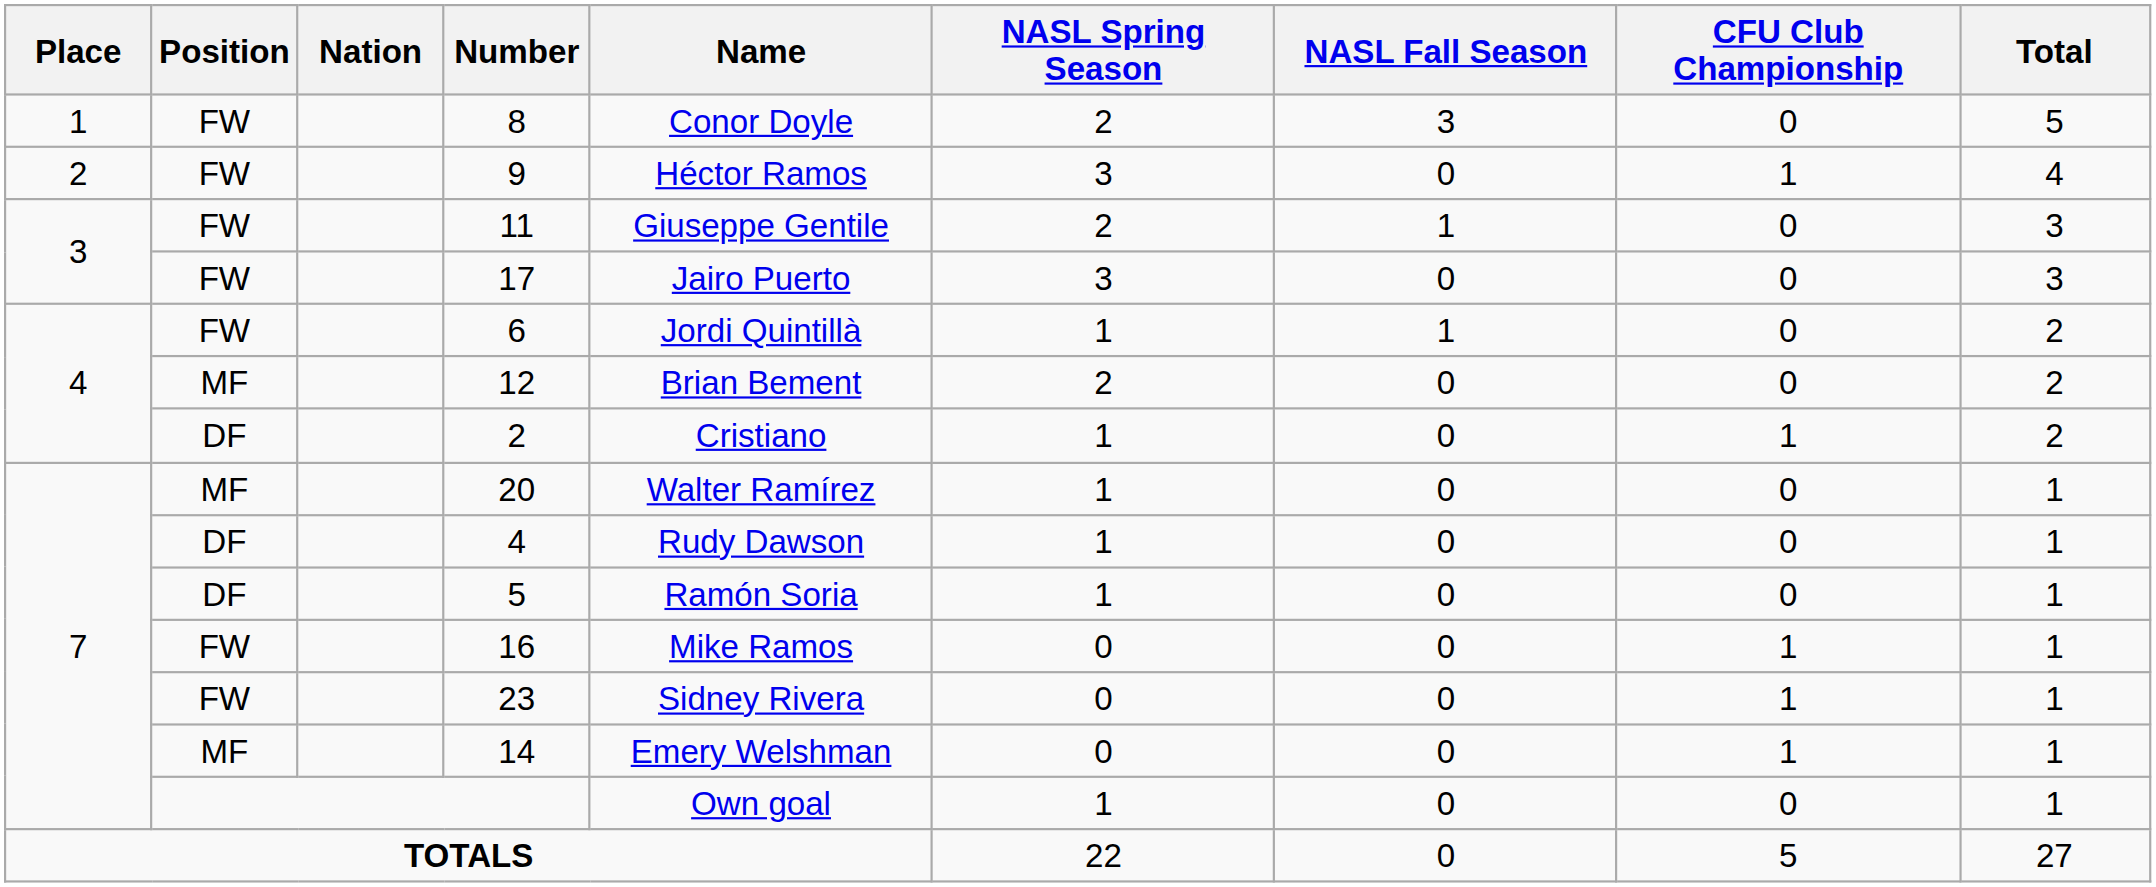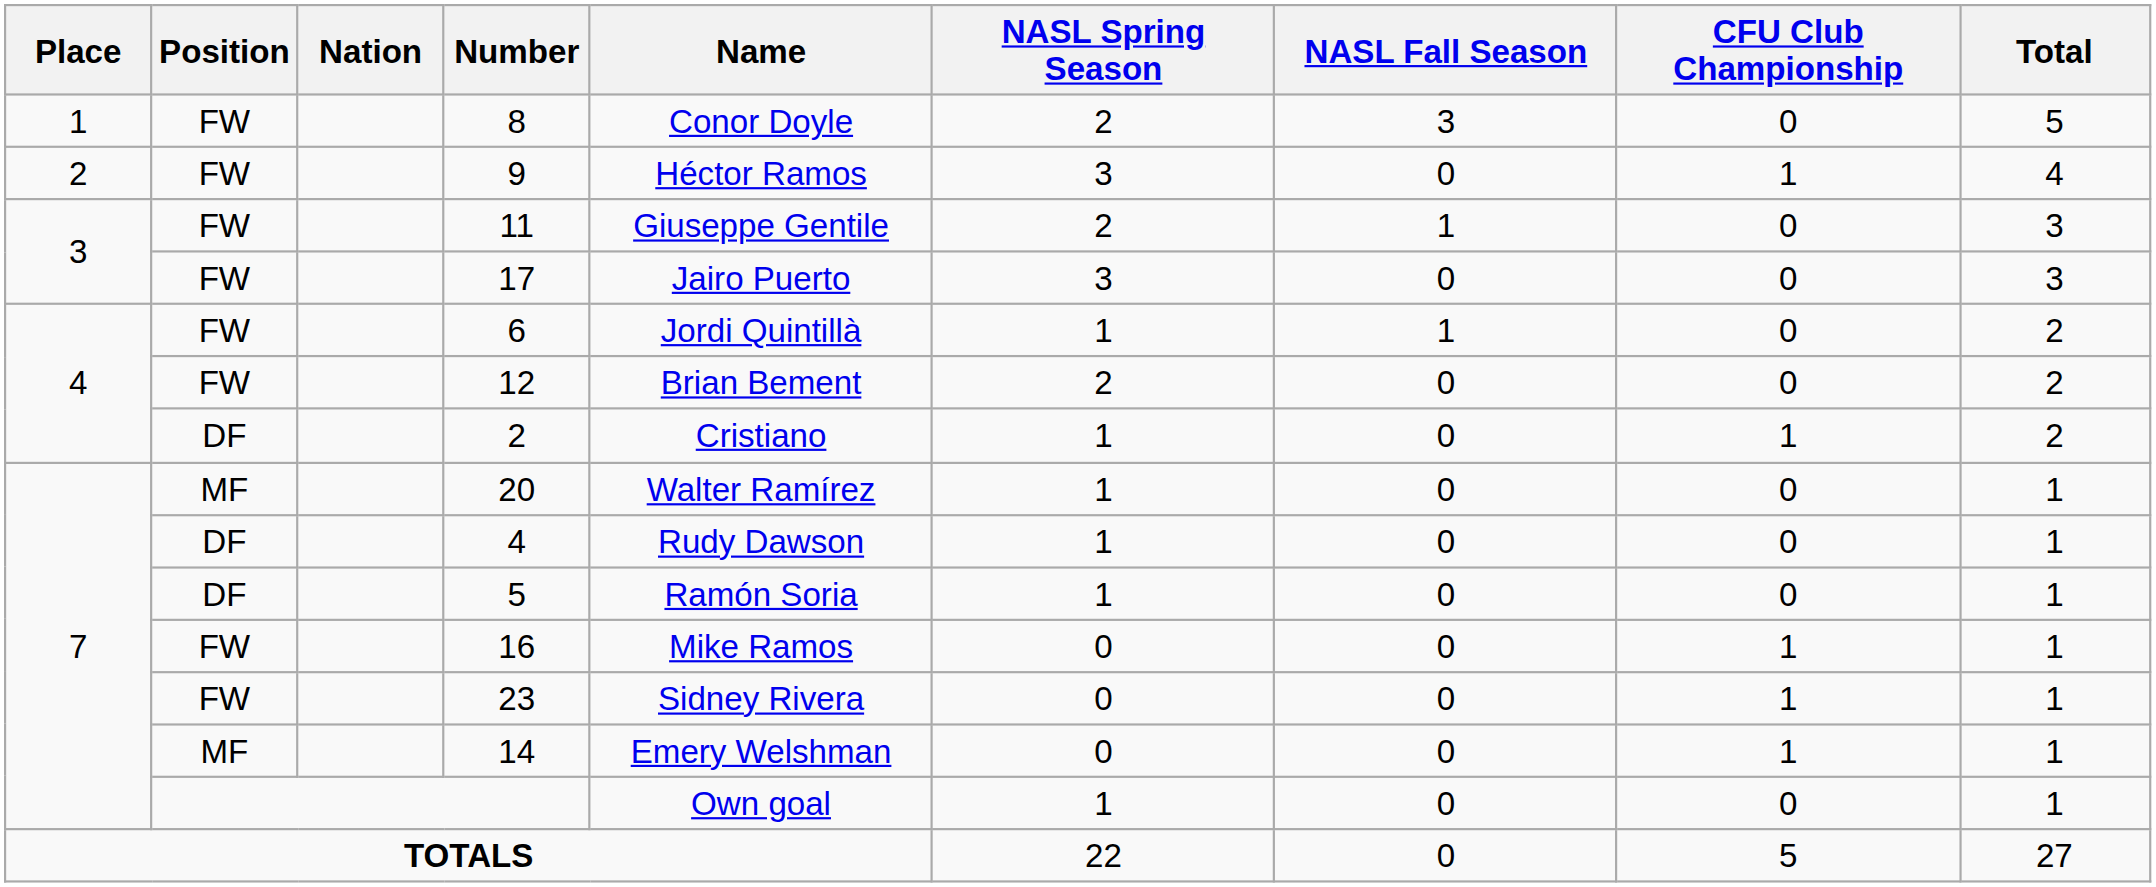(224, 383) MF -> (224, 383) FW
